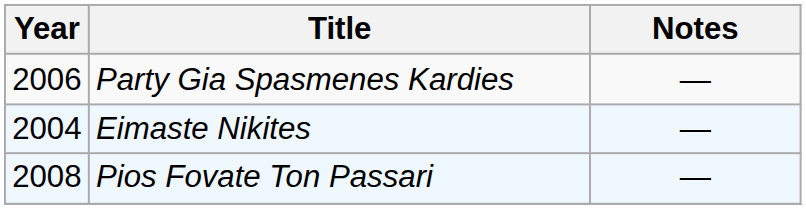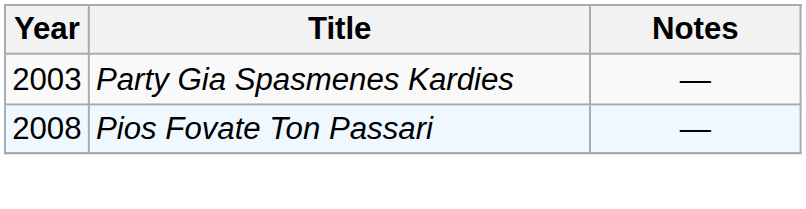(47, 78) 2006 -> (47, 78) 2003
- row: (203, 128)
